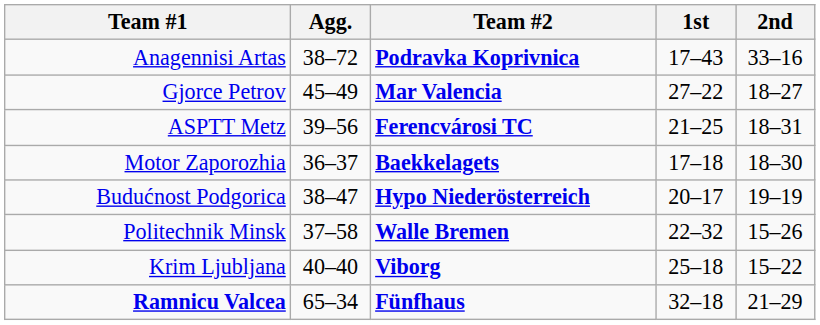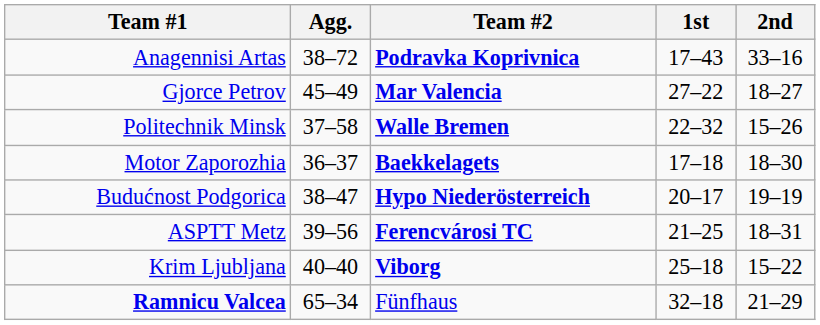rows swapped: (205, 232) <-> (227, 127)
(420, 302) bold -> (416, 302) normal
